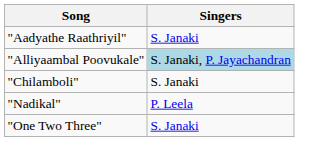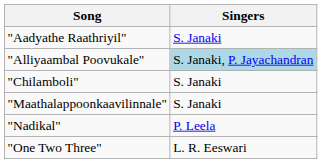+ row: (87, 103)
(175, 125) S. Janaki -> (210, 148) L. R. Eeswari
